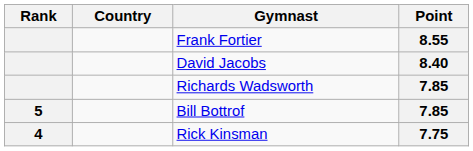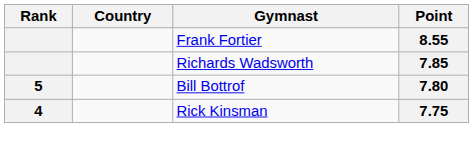- row: (221, 63)
(434, 110) 7.85 -> (434, 87) 7.80
